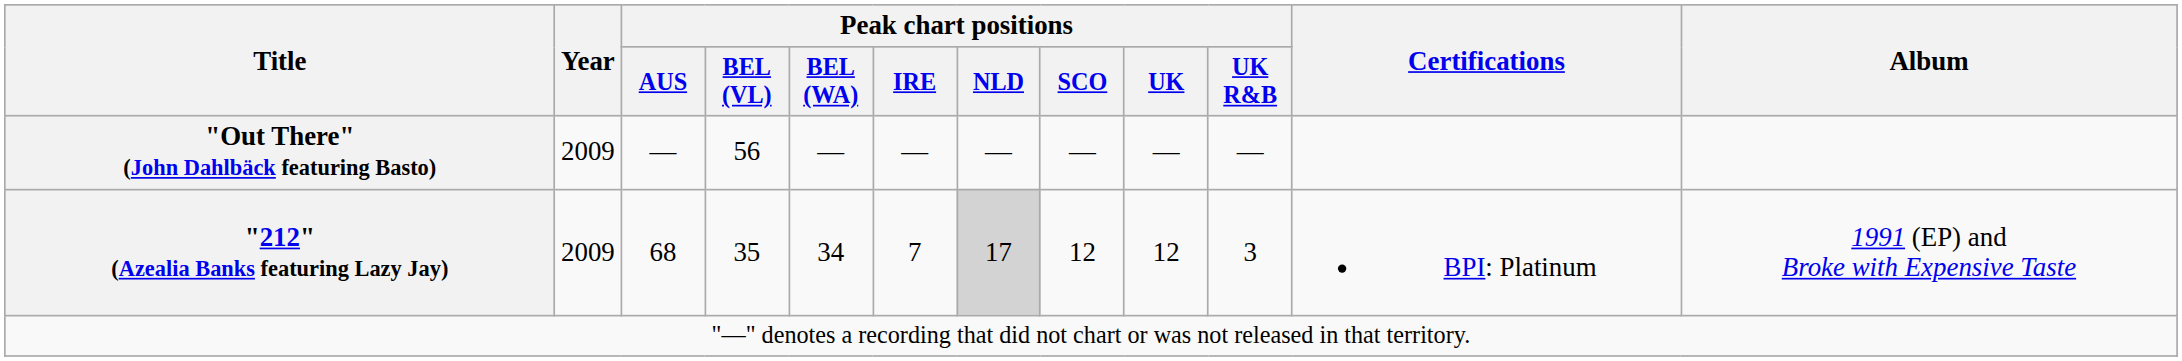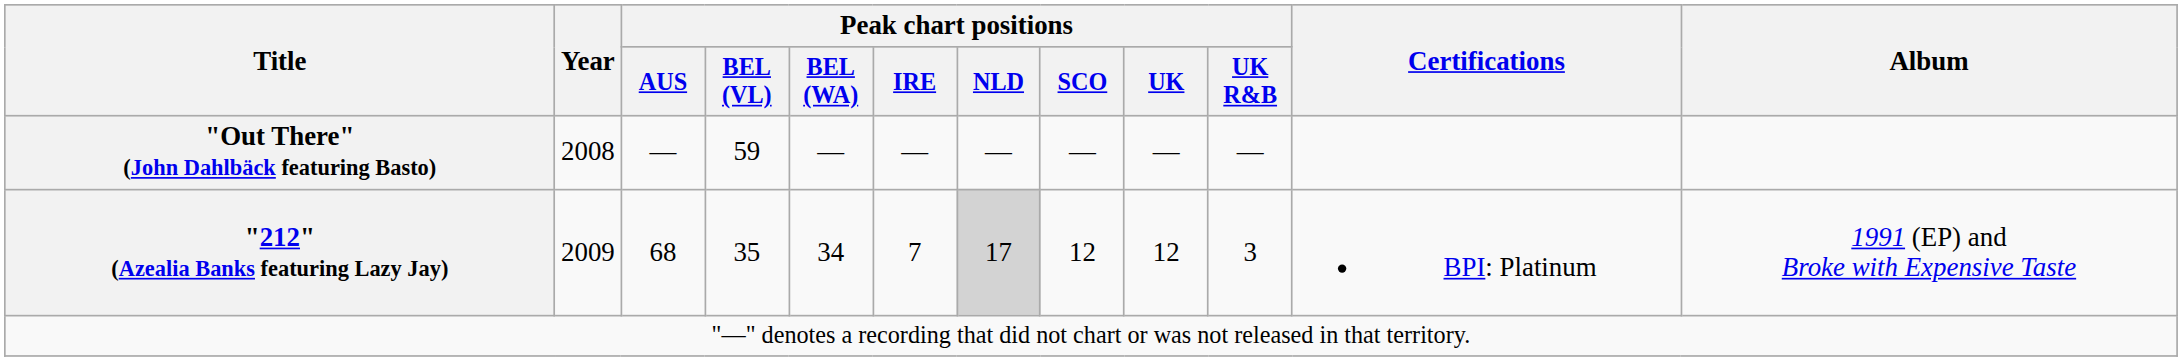(588, 152) 2009 -> (588, 152) 2008
(747, 152) 56 -> (747, 152) 59
